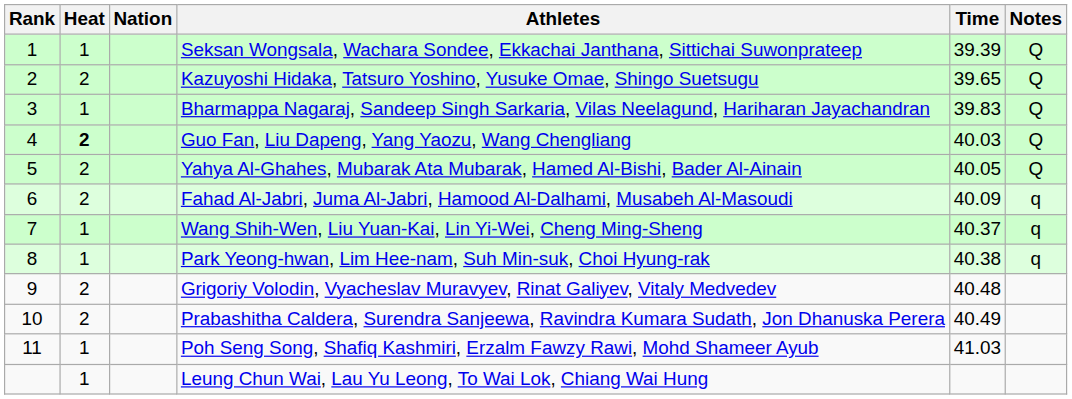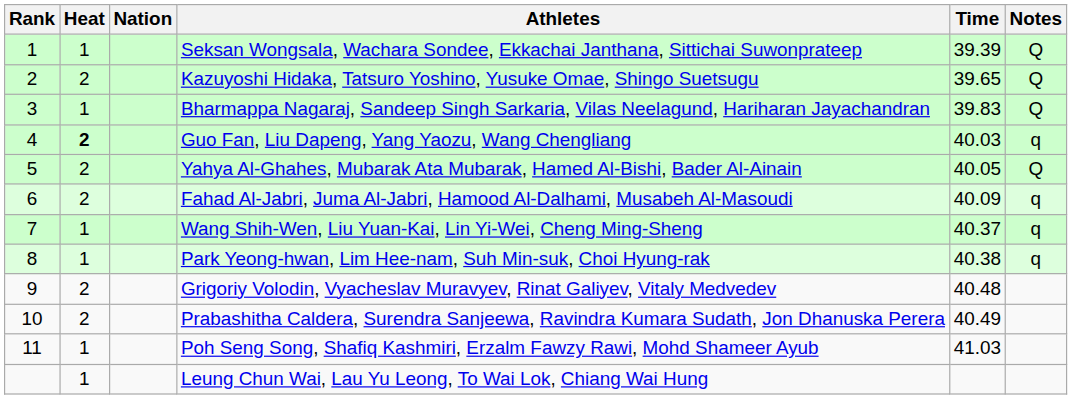(1036, 139) Q -> (1036, 139) q
